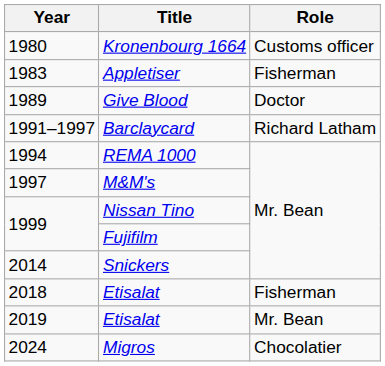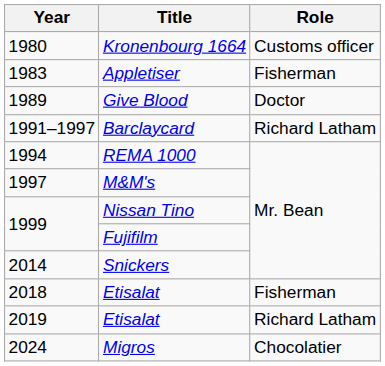(289, 319) Mr. Bean -> (315, 319) Richard Latham
